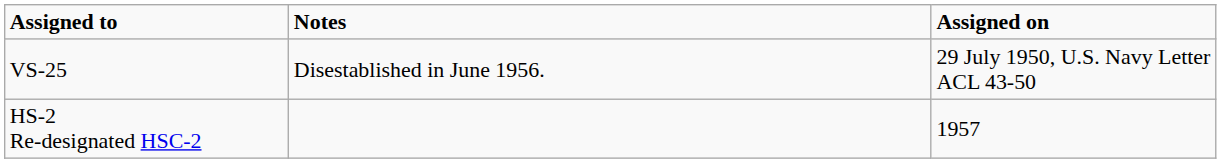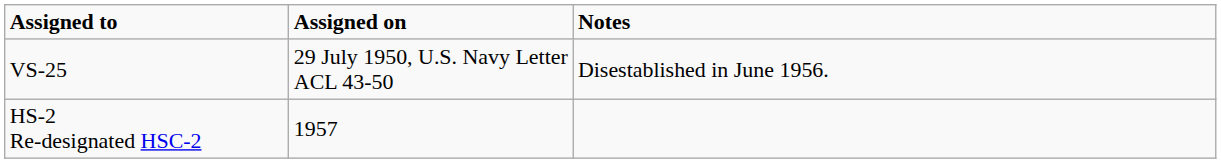columns swapped: (993, 21) <-> (320, 21)
